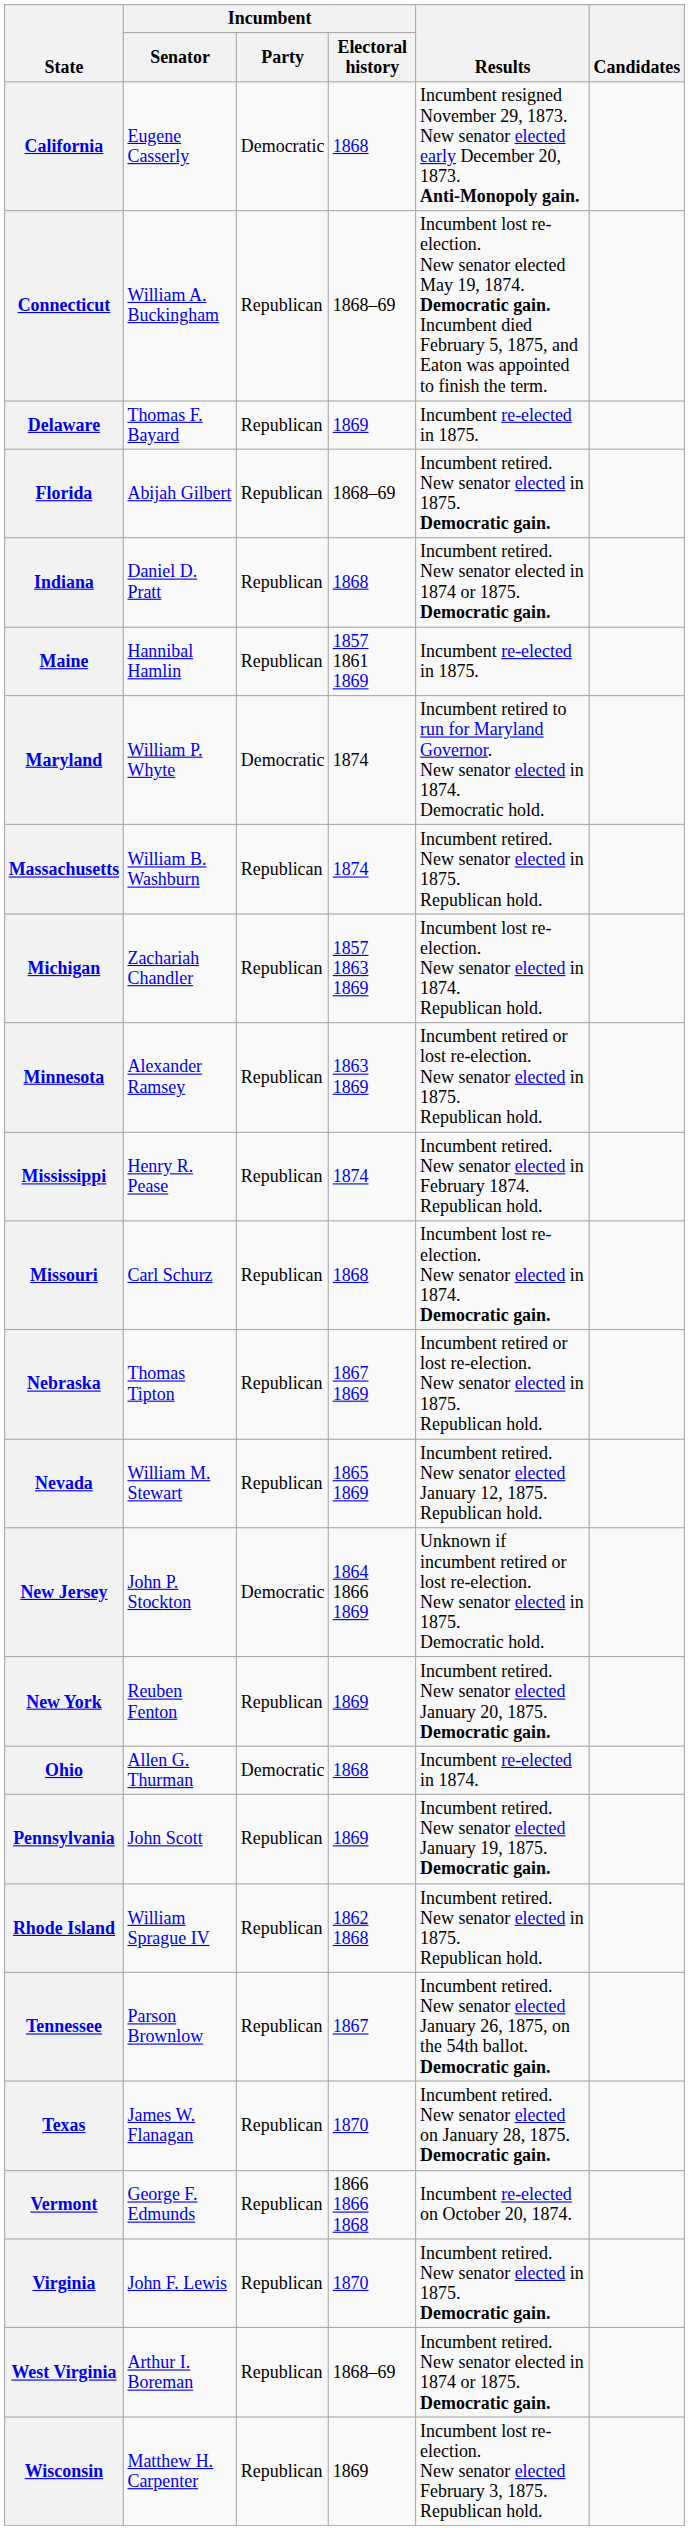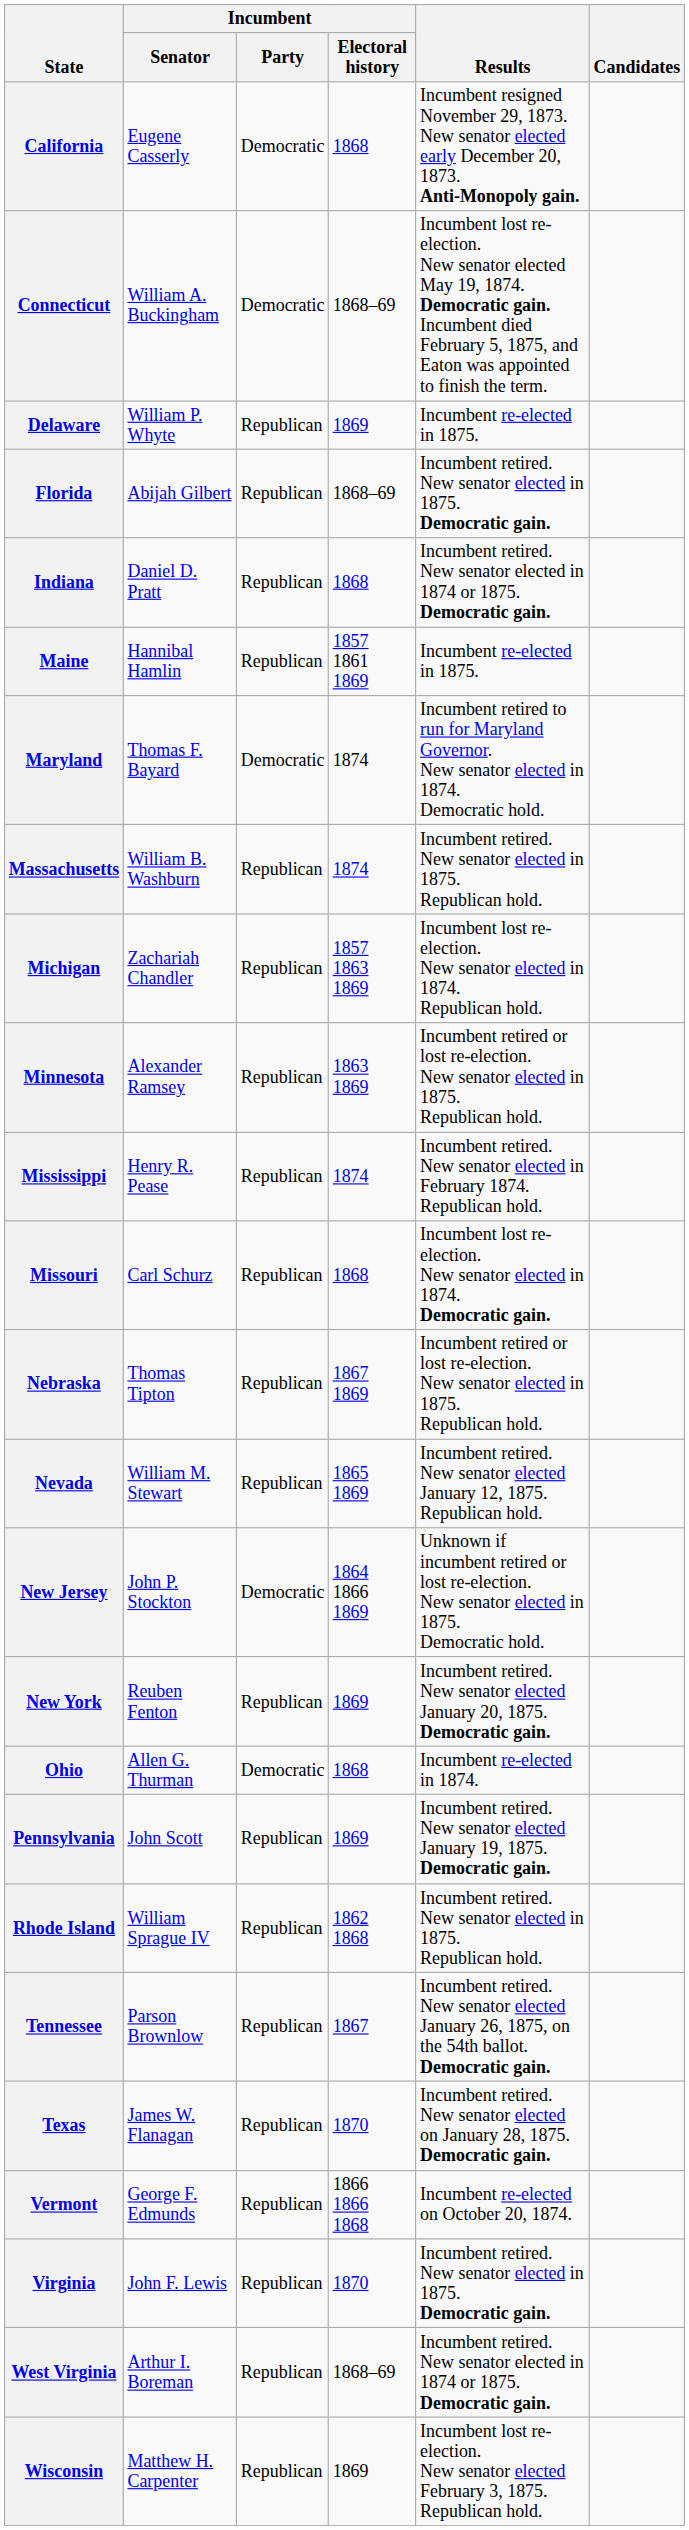(282, 305) Republican -> (283, 305) Democratic
(165, 424) Thomas F. Bayard -> (165, 424) William P. Whyte
(165, 760) William P. Whyte -> (165, 760) Thomas F. Bayard
